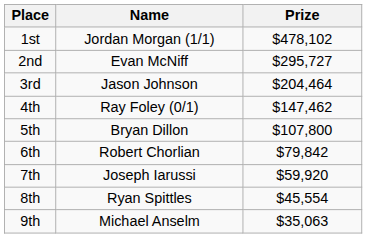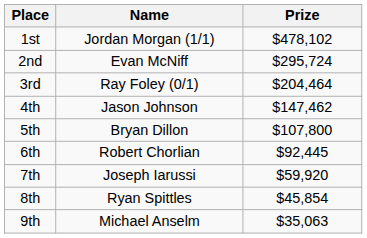(302, 61) $295,727 -> (302, 61) $295,724
(149, 84) Jason Johnson -> (149, 84) Ray Foley (0/1)
(149, 107) Ray Foley (0/1) -> (149, 107) Jason Johnson
(302, 152) $79,842 -> (302, 152) $92,445
(302, 198) $45,554 -> (302, 198) $45,854
